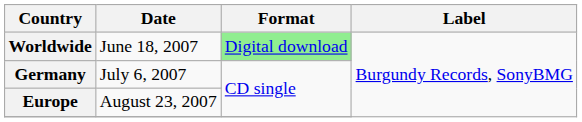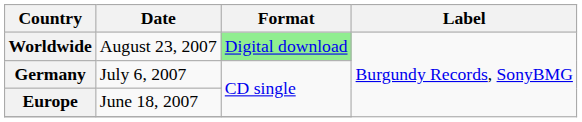(149, 46) June 18, 2007 -> (158, 46) August 23, 2007
(158, 102) August 23, 2007 -> (149, 102) June 18, 2007
